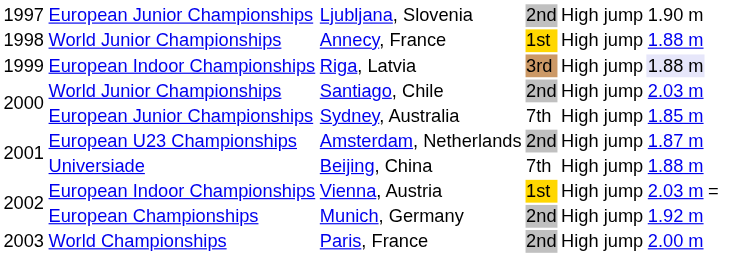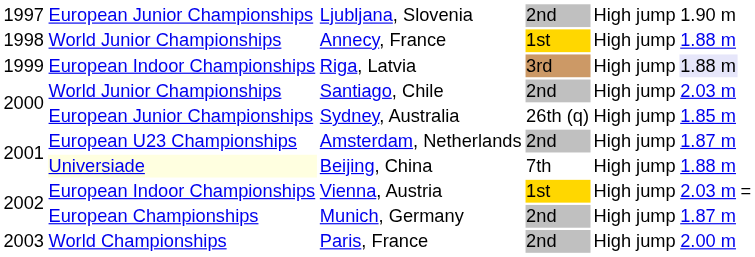(539, 115) 7th -> (558, 115) 26th (q)
(97, 166) no background -> (97, 166) lightyellow background
(676, 216) 1.92 m -> (708, 216) 1.87 m
